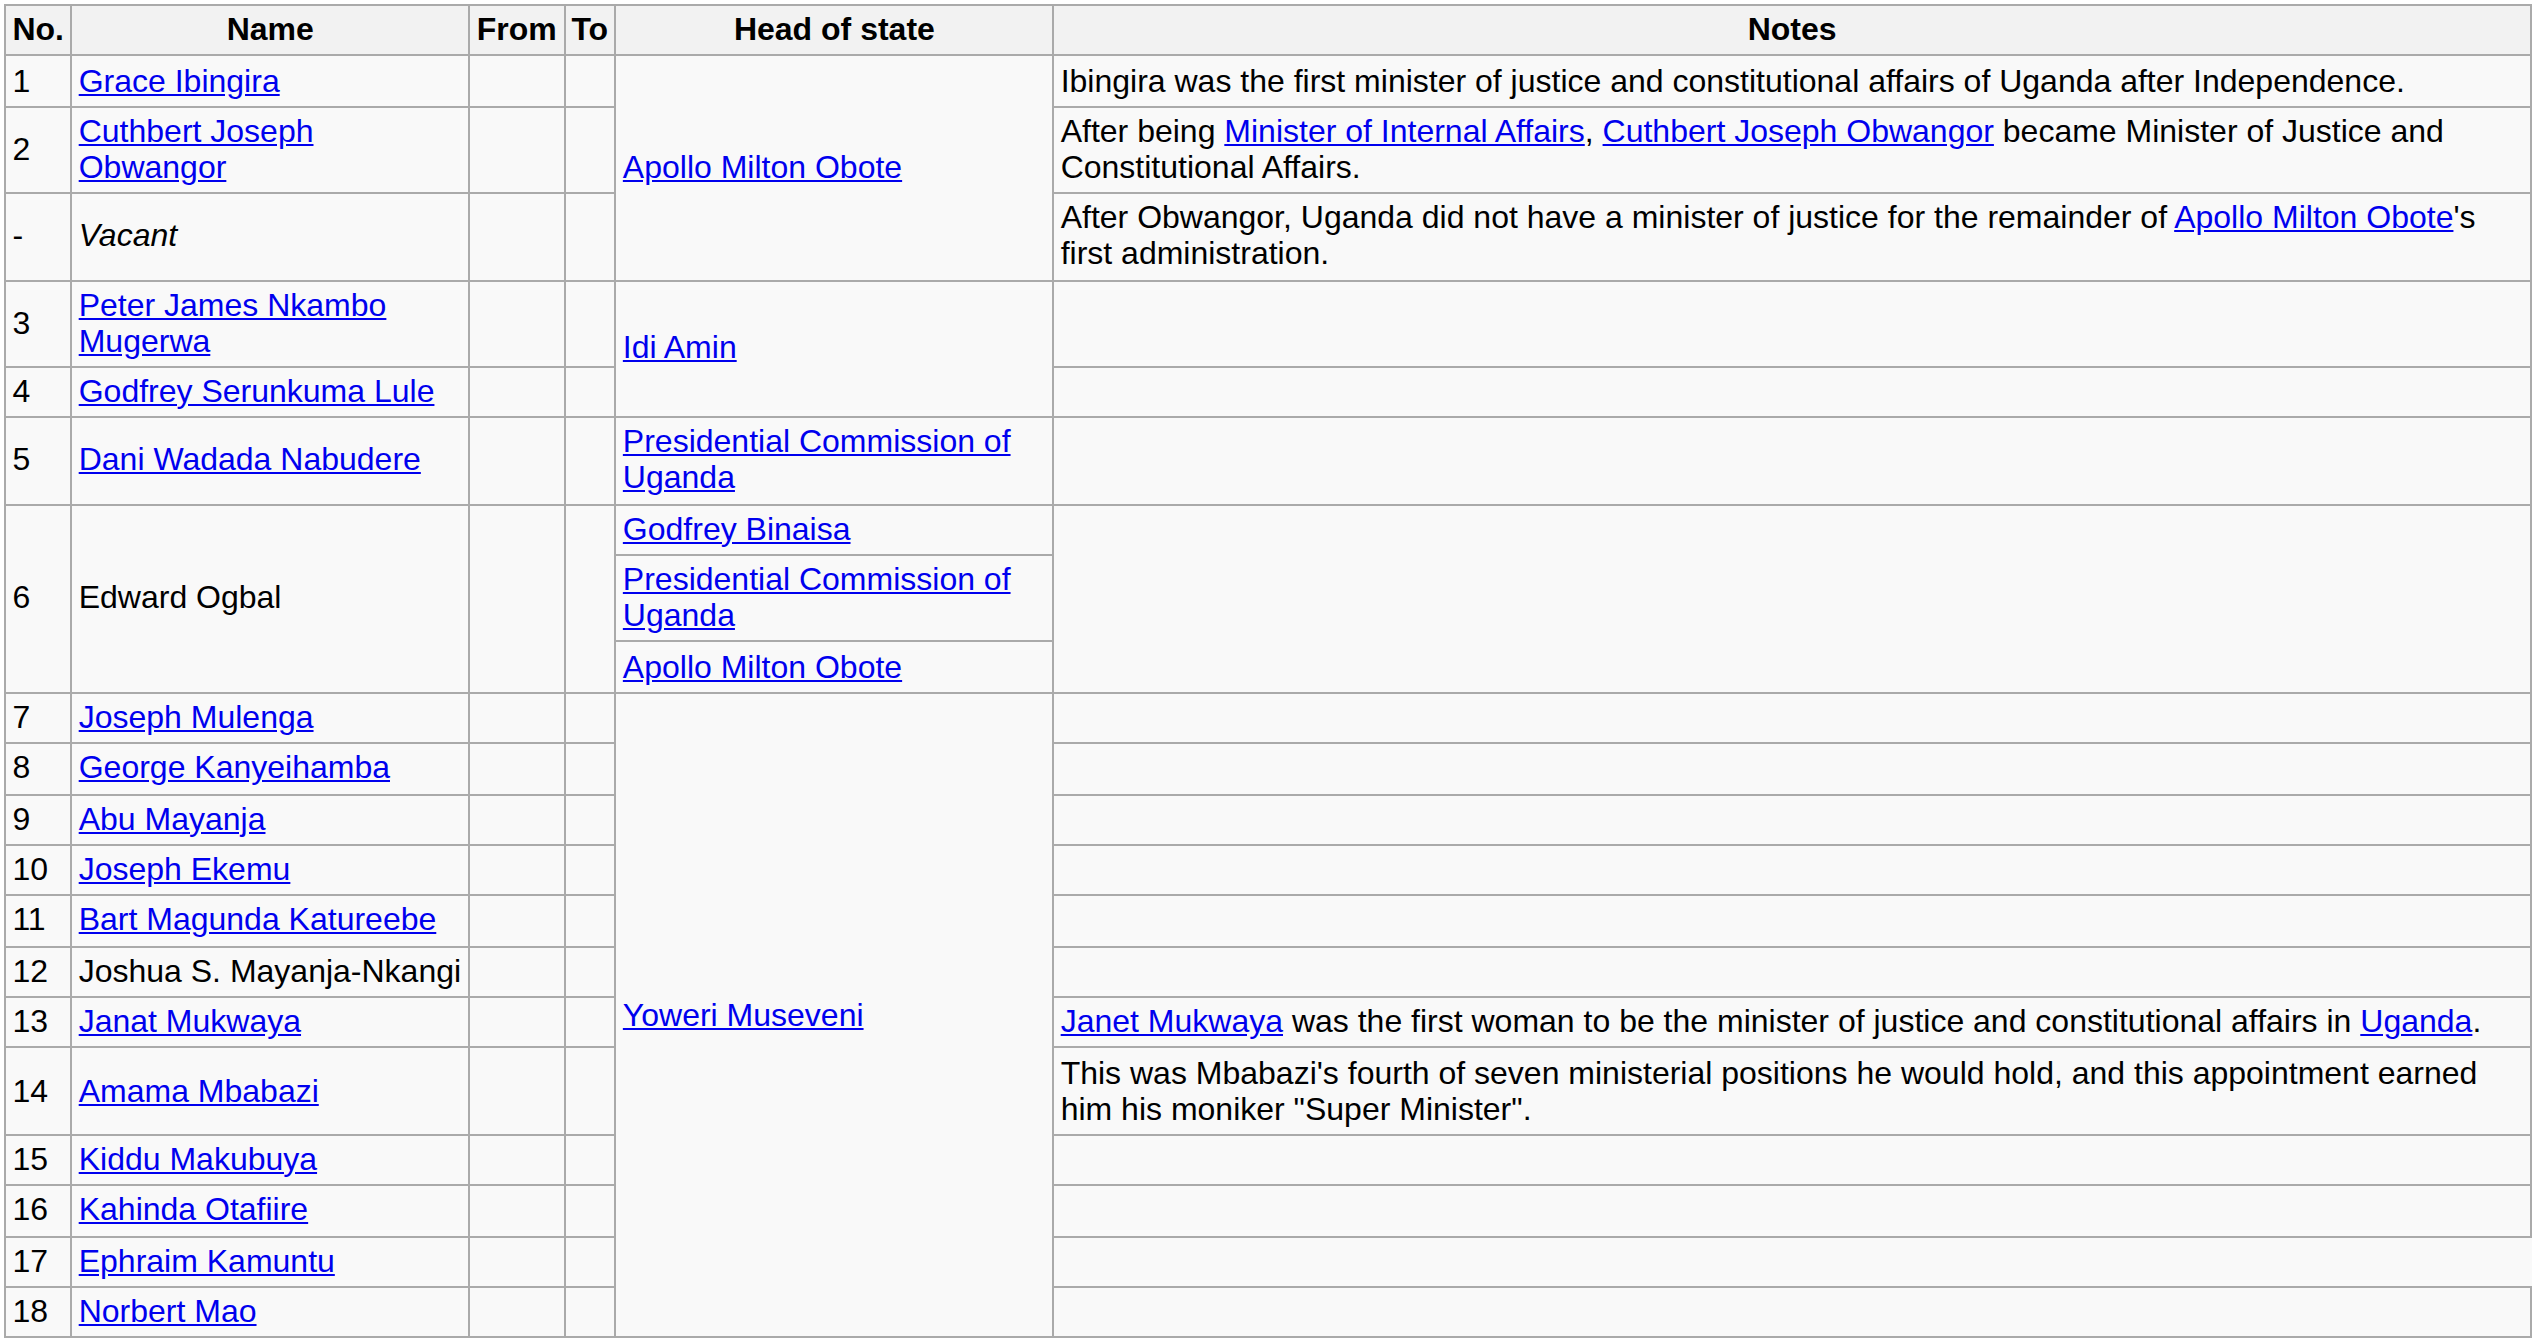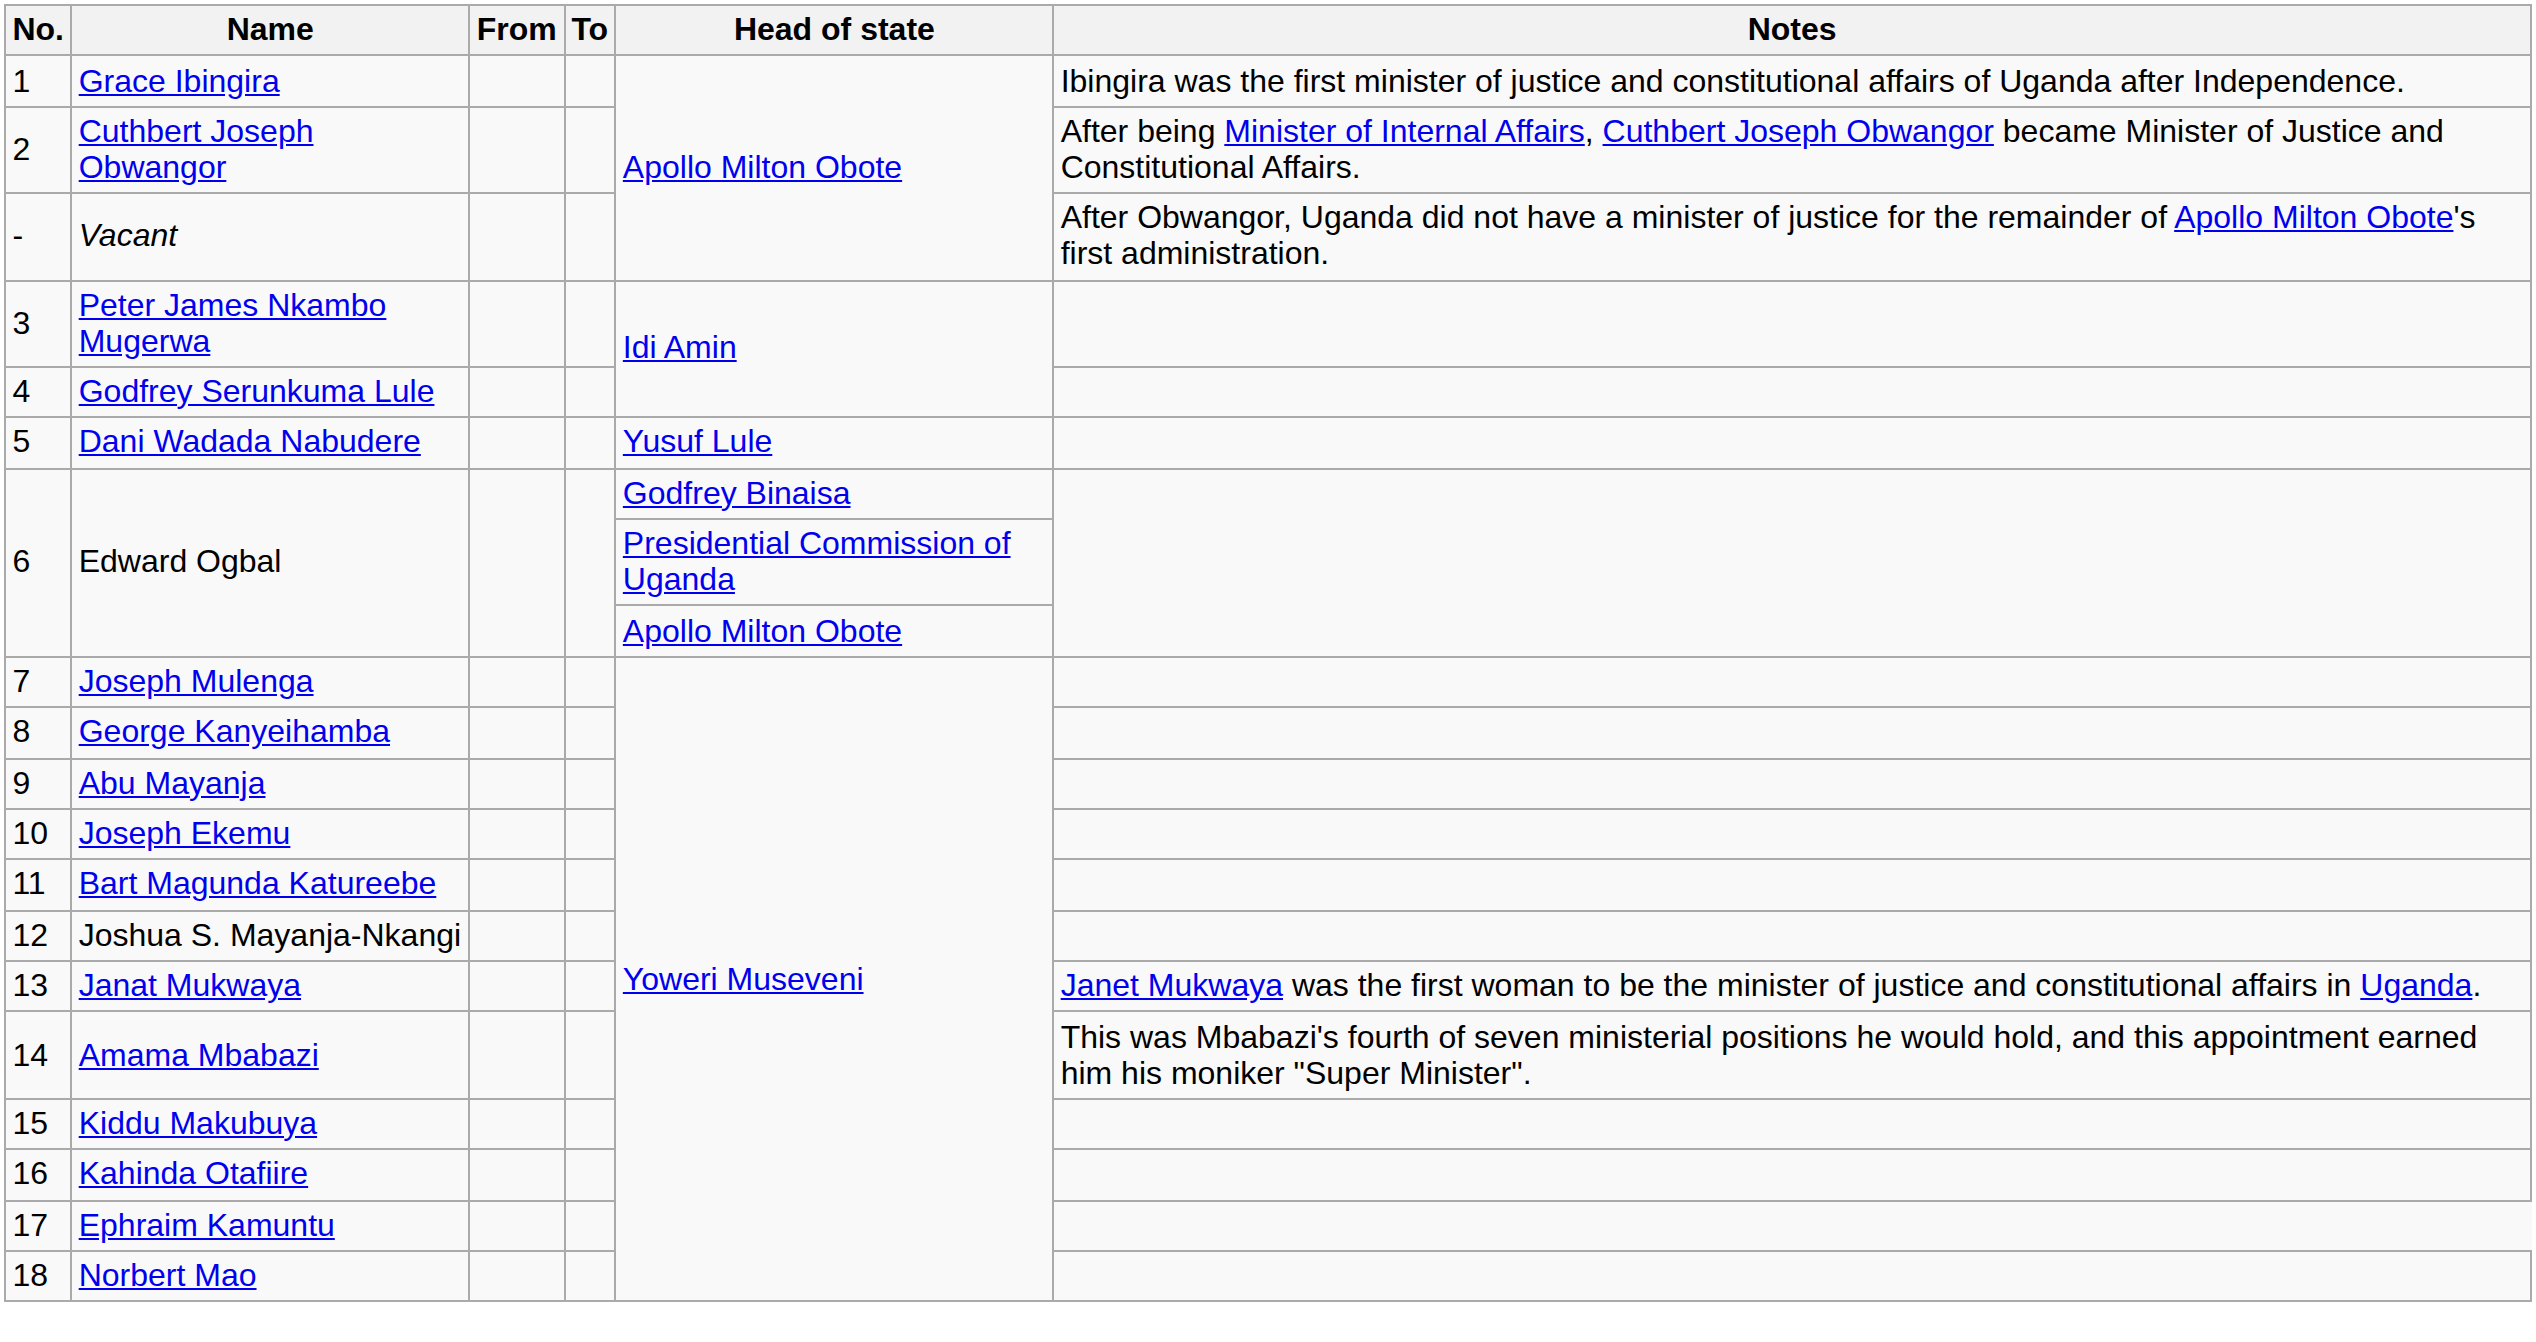(817, 460) Presidential Commission of Uganda -> (698, 442) Yusuf Lule
